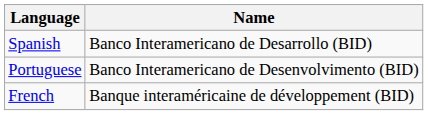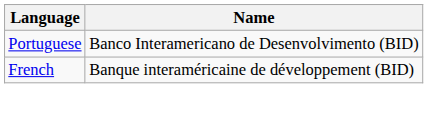- row: (34, 43)
